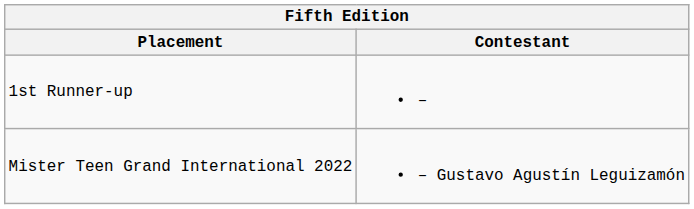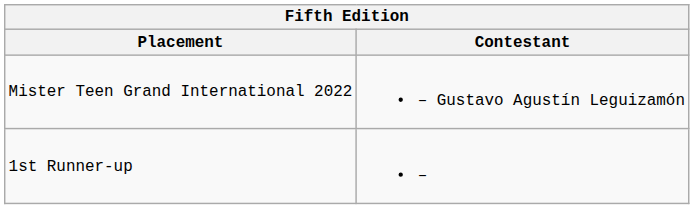rows swapped: (180, 166) <-> (71, 92)
